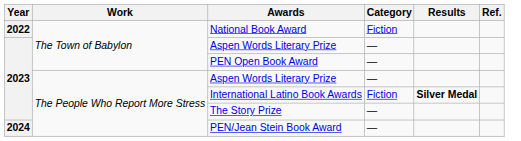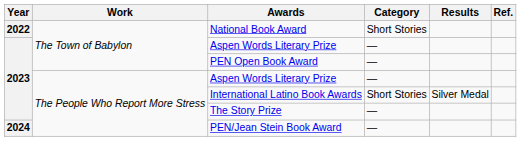(382, 29) Fiction -> (397, 29) Short Stories
(382, 95) Fiction -> (397, 95) Short Stories
(447, 95) bold -> (460, 95) normal
